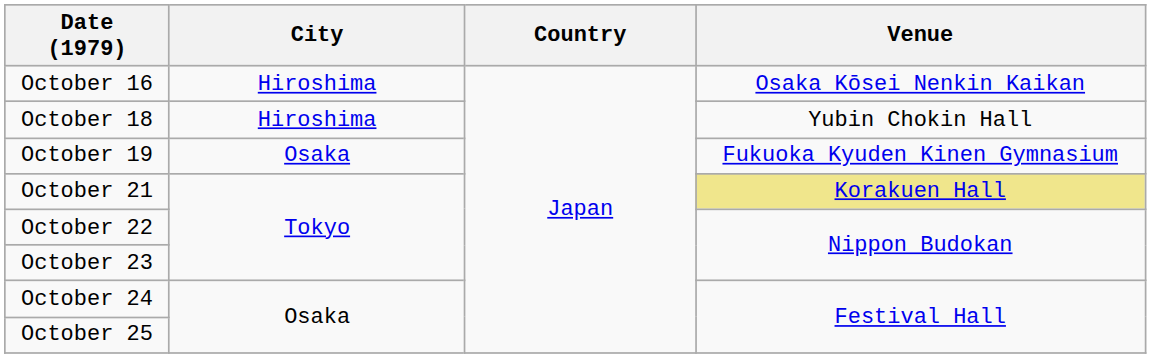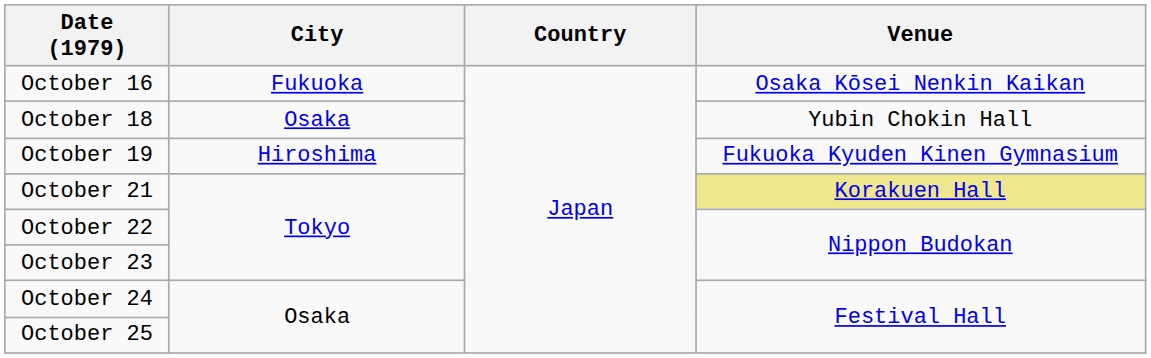(317, 84) Hiroshima -> (317, 84) Fukuoka
(317, 120) Hiroshima -> (317, 120) Osaka
(317, 156) Osaka -> (317, 156) Hiroshima
